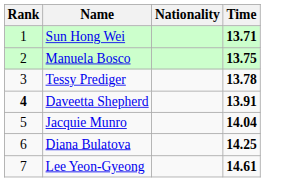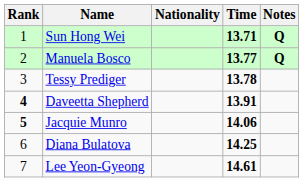+ column: (279, 15)
(241, 58) 13.75 -> (241, 58) 13.77
(23, 123) normal -> (23, 123) bold
(241, 123) 14.04 -> (241, 123) 14.06
